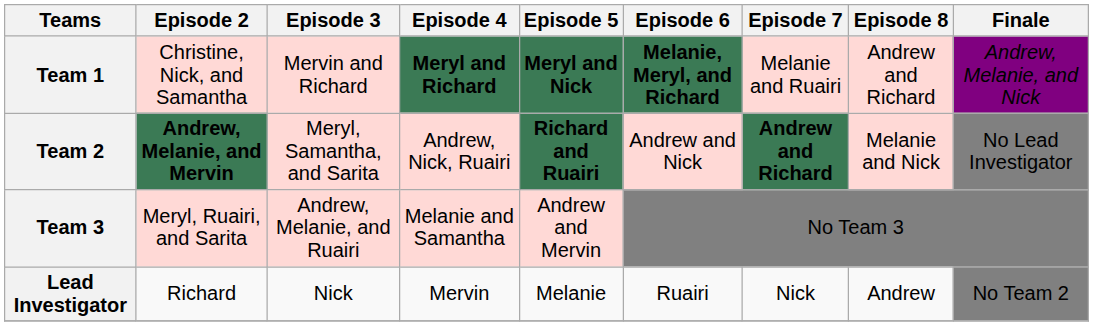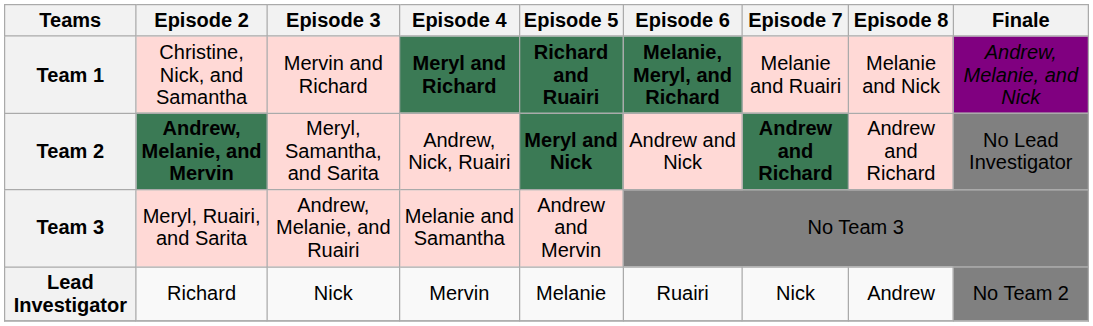(571, 74) Meryl and Nick -> (571, 74) Richard and Ruairi
(901, 74) Andrew and Richard -> (901, 74) Melanie and Nick
(571, 151) Richard and Ruairi -> (571, 151) Meryl and Nick
(901, 151) Melanie and Nick -> (901, 151) Andrew and Richard
